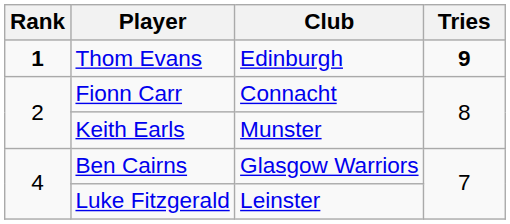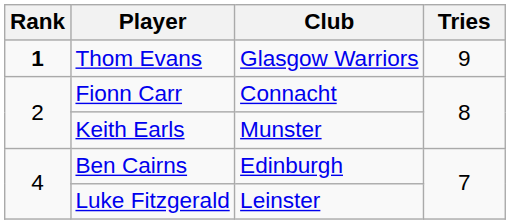(292, 58) Edinburgh -> (329, 58) Glasgow Warriors
(464, 58) bold -> (464, 58) normal
(329, 165) Glasgow Warriors -> (292, 165) Edinburgh
